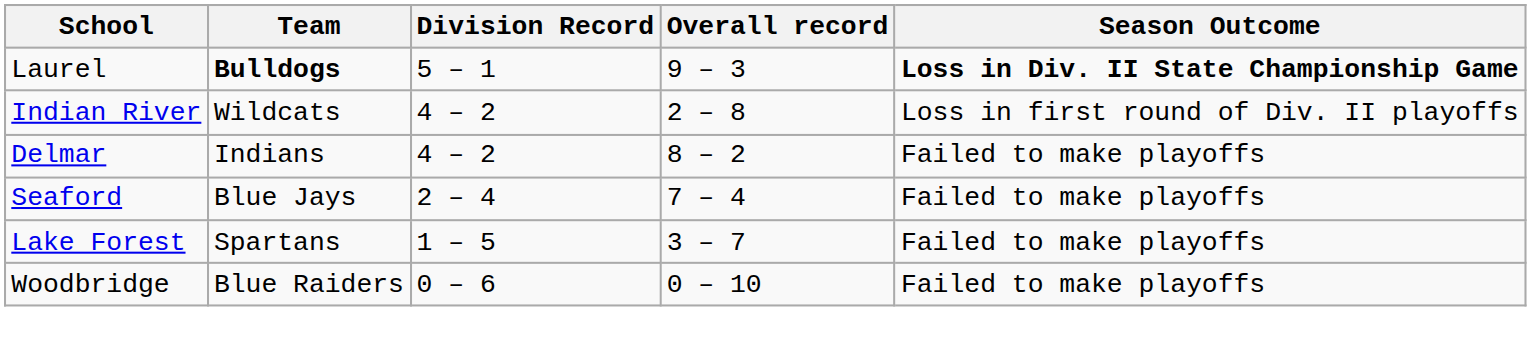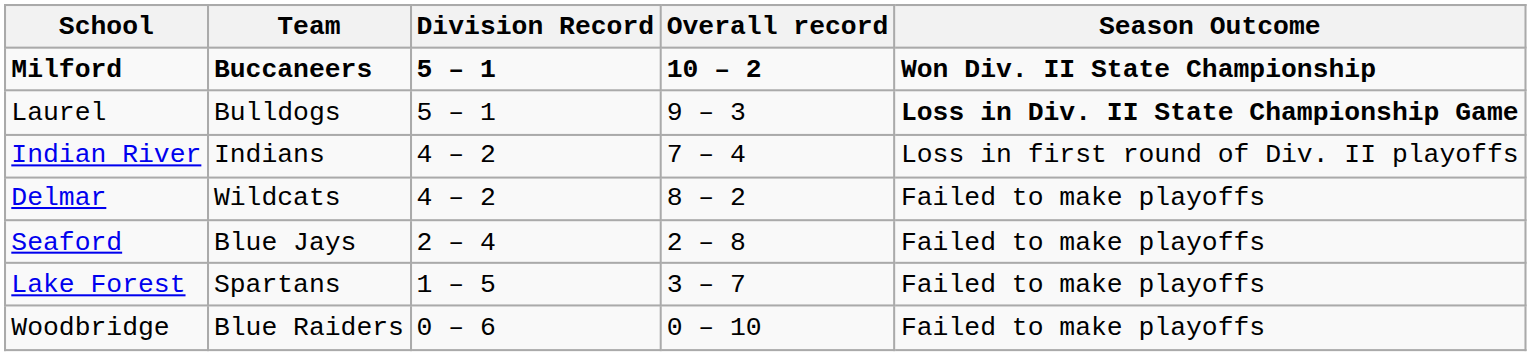+ row: (67, 70)
(277, 70) bold -> (277, 113) normal
(277, 113) Wildcats -> (269, 156) Indians
(706, 113) 2 – 8 -> (706, 156) 7 – 4
(269, 156) Indians -> (277, 199) Wildcats
(706, 199) 7 – 4 -> (706, 242) 2 – 8
